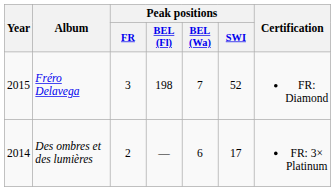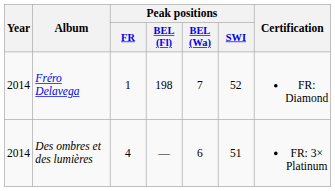(19, 85) 2015 -> (19, 85) 2014
(128, 85) 3 -> (128, 85) 1
(128, 152) 2 -> (128, 152) 4
(236, 152) 17 -> (236, 152) 51
